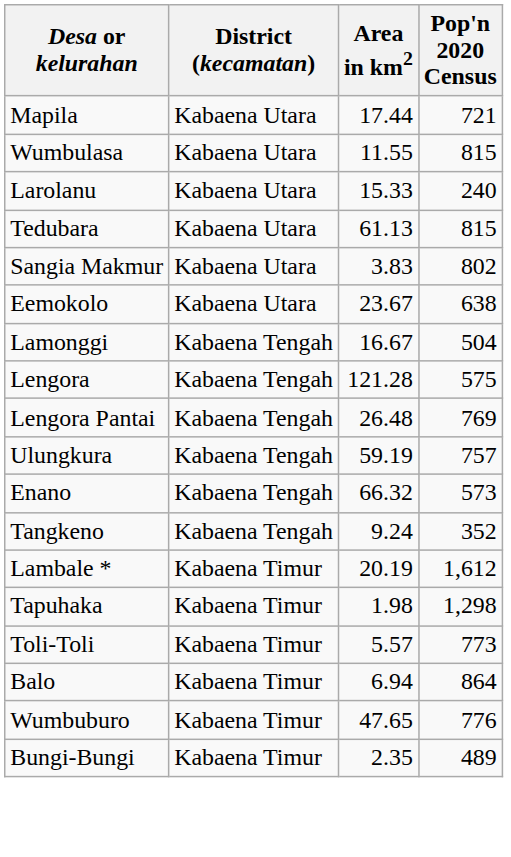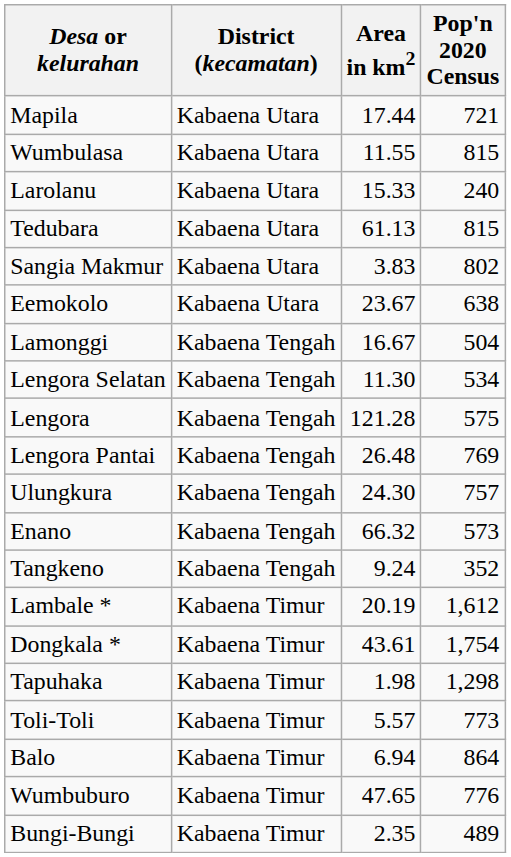+ row: (88, 379)
(386, 455) 59.19 -> (389, 492) 24.30
+ row: (66, 644)
